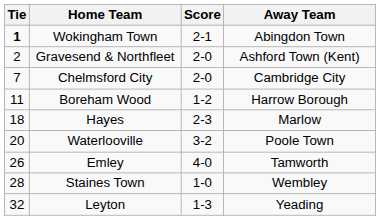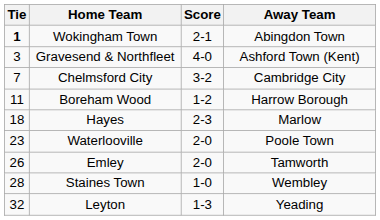(17, 57) 2 -> (17, 57) 3
(202, 57) 2-0 -> (202, 57) 4-0
(202, 78) 2-0 -> (202, 78) 3-2
(17, 141) 20 -> (17, 141) 23
(202, 141) 3-2 -> (202, 141) 2-0
(202, 162) 4-0 -> (202, 162) 2-0
